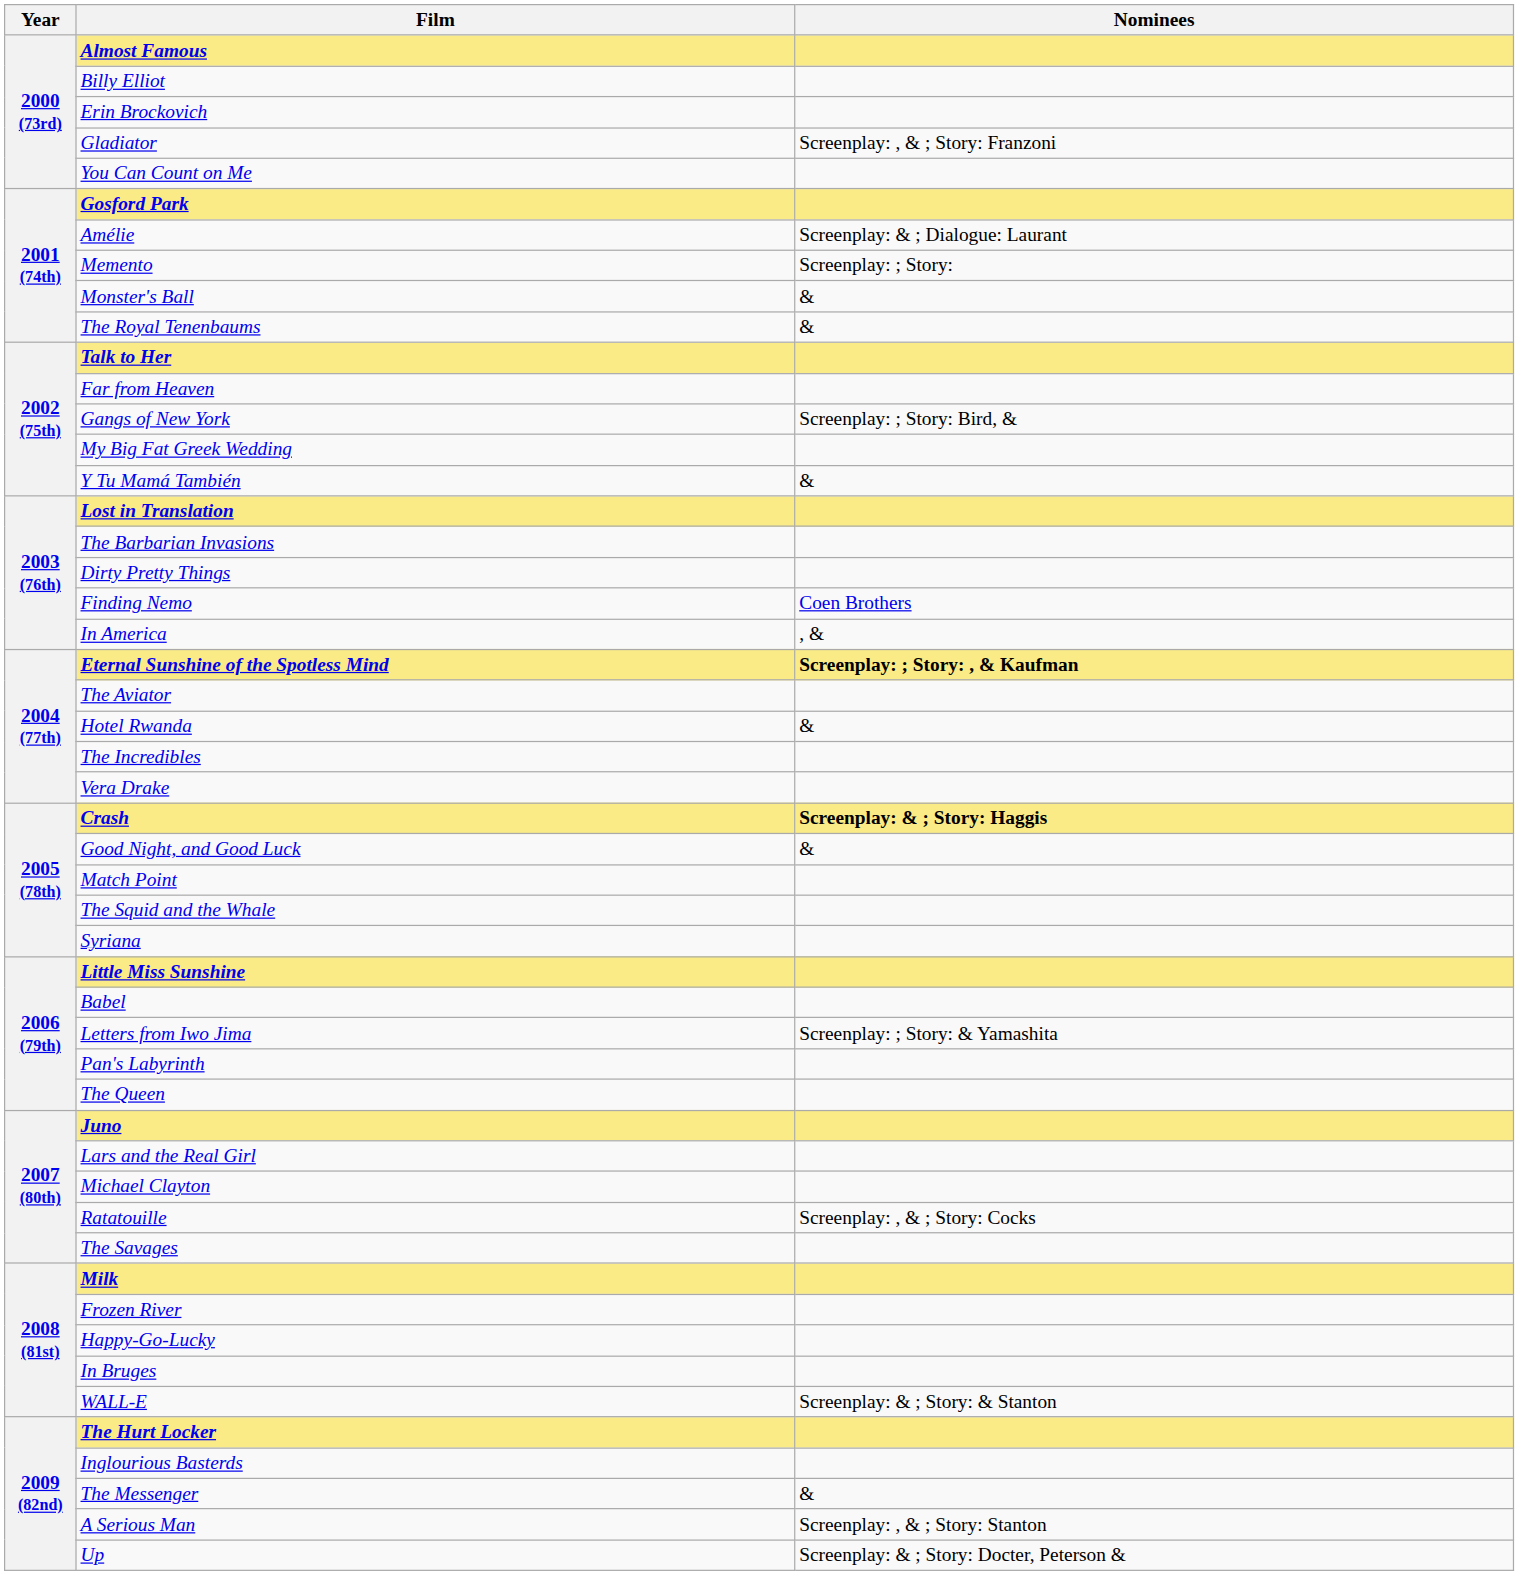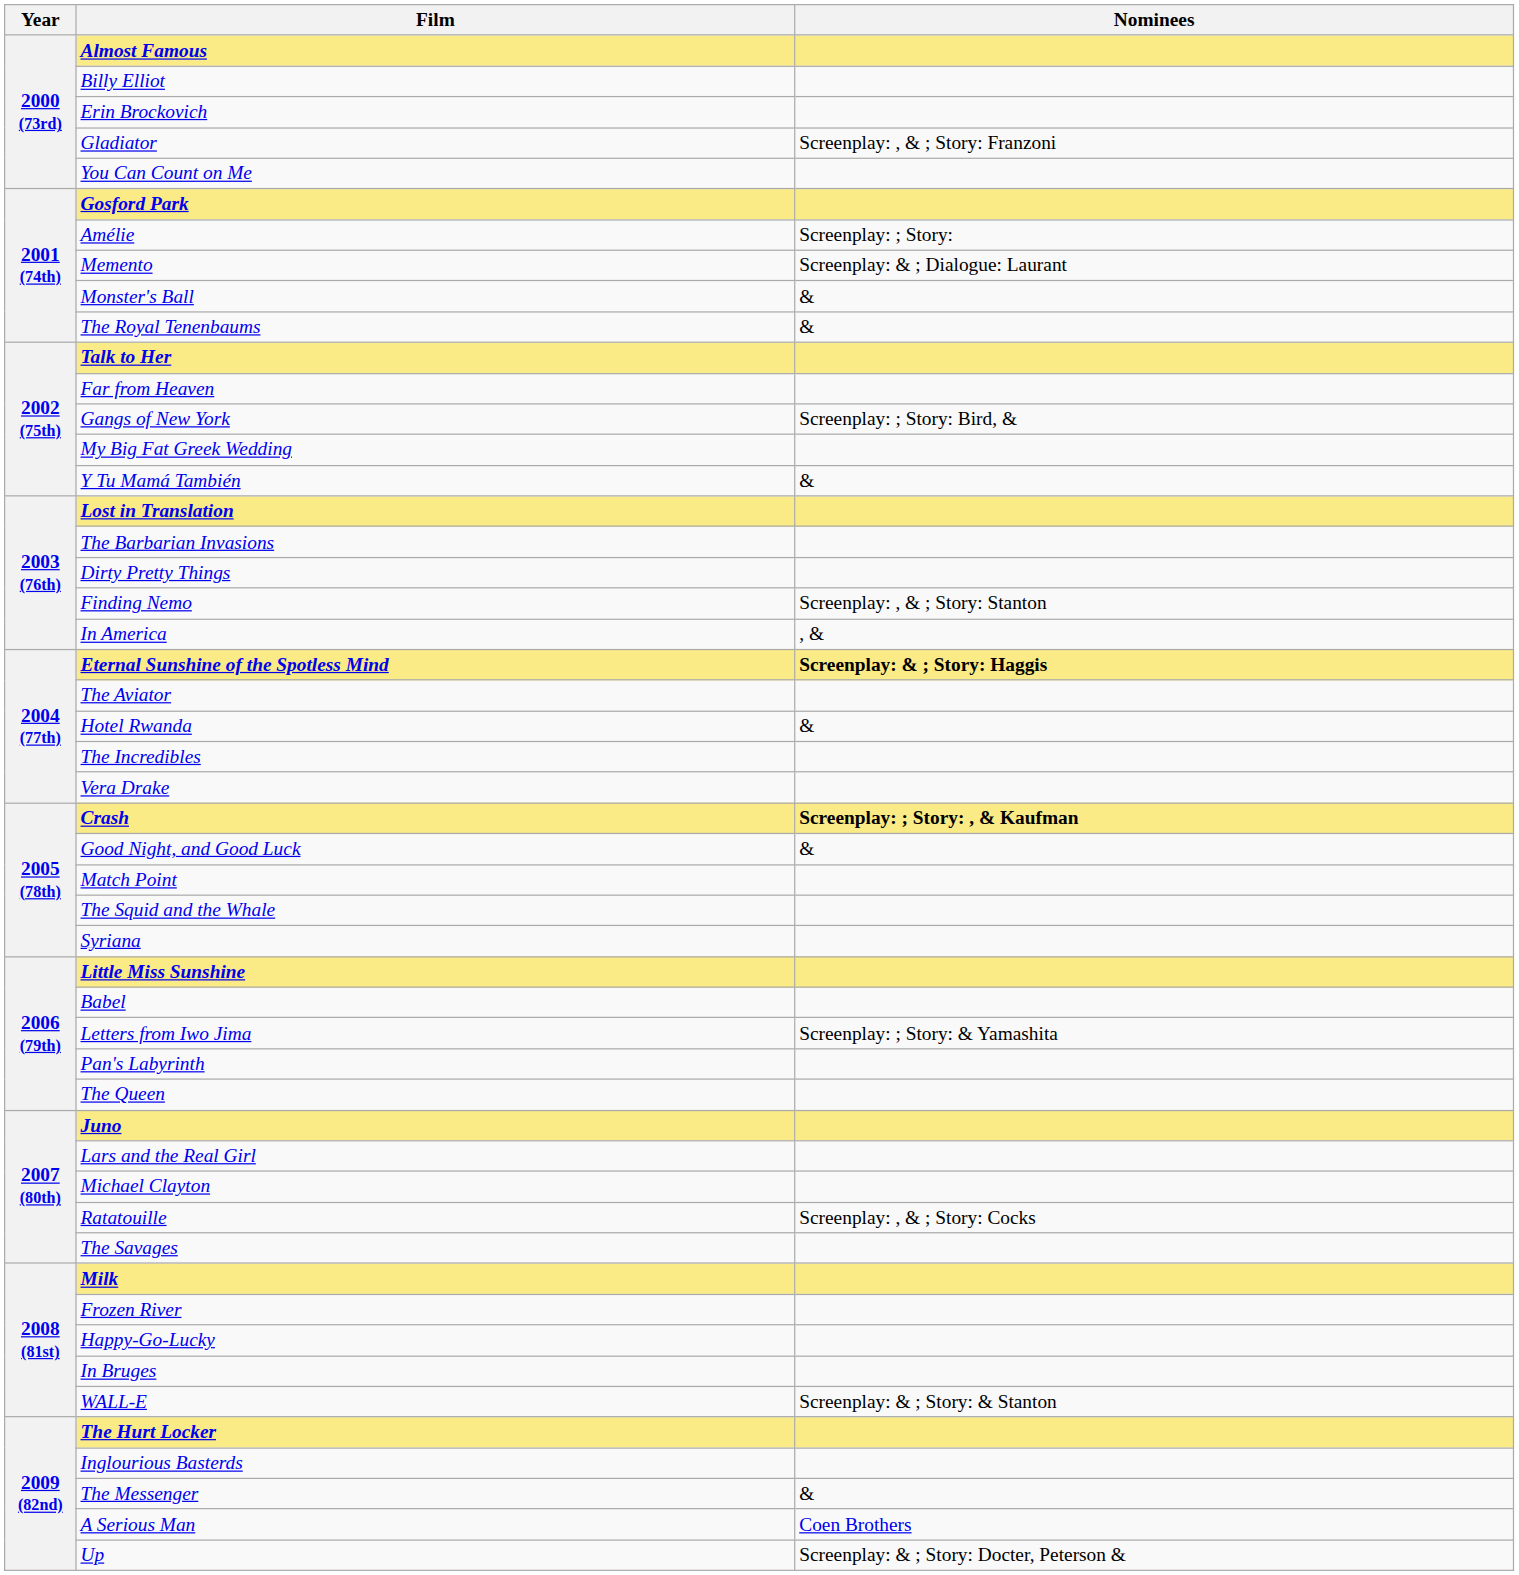(933, 234) Screenplay: & ; Dialogue: Laurant -> (876, 234) Screenplay: ; Story:
(876, 265) Screenplay: ; Story: -> (933, 265) Screenplay: & ; Dialogue: Laurant
(855, 603) Coen Brothers -> (923, 603) Screenplay: , & ; Story: Stanton
(939, 664) Screenplay: ; Story: , & Kaufman -> (923, 664) Screenplay: & ; Story: Haggis
(923, 818) Screenplay: & ; Story: Haggis -> (939, 818) Screenplay: ; Story: , & Kaufman
(923, 1524) Screenplay: , & ; Story: Stanton -> (855, 1524) Coen Brothers
